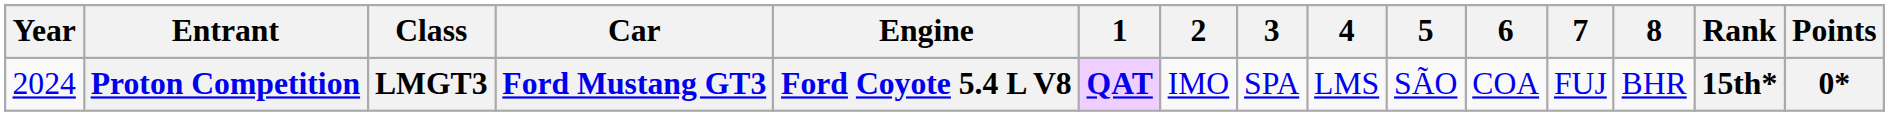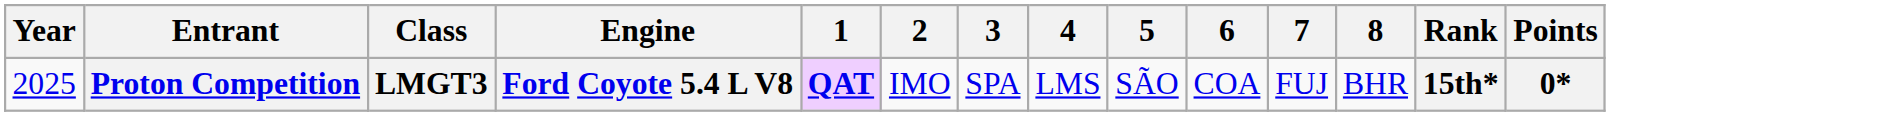- column: (634, 31)
(44, 83) 2024 -> (44, 83) 2025
